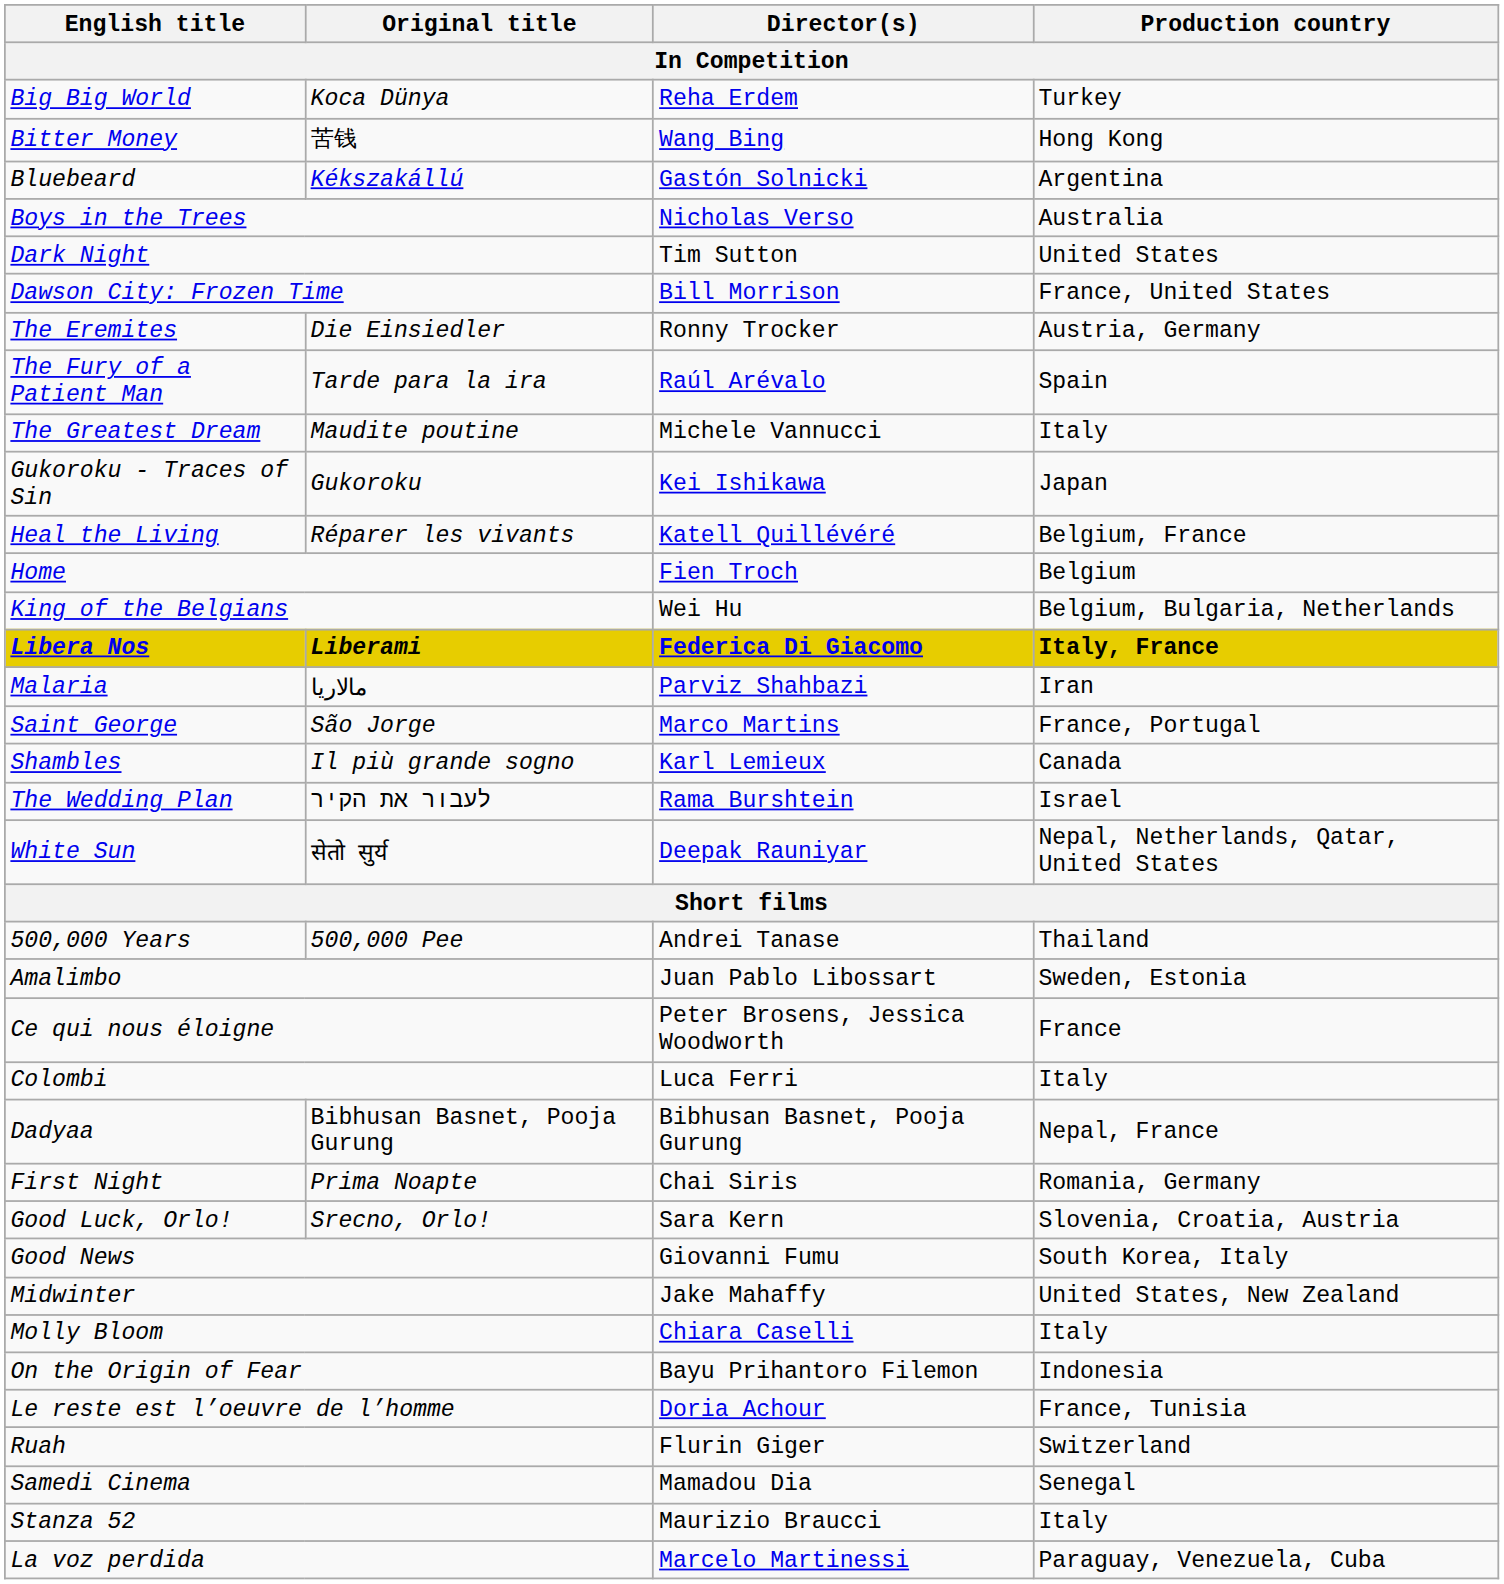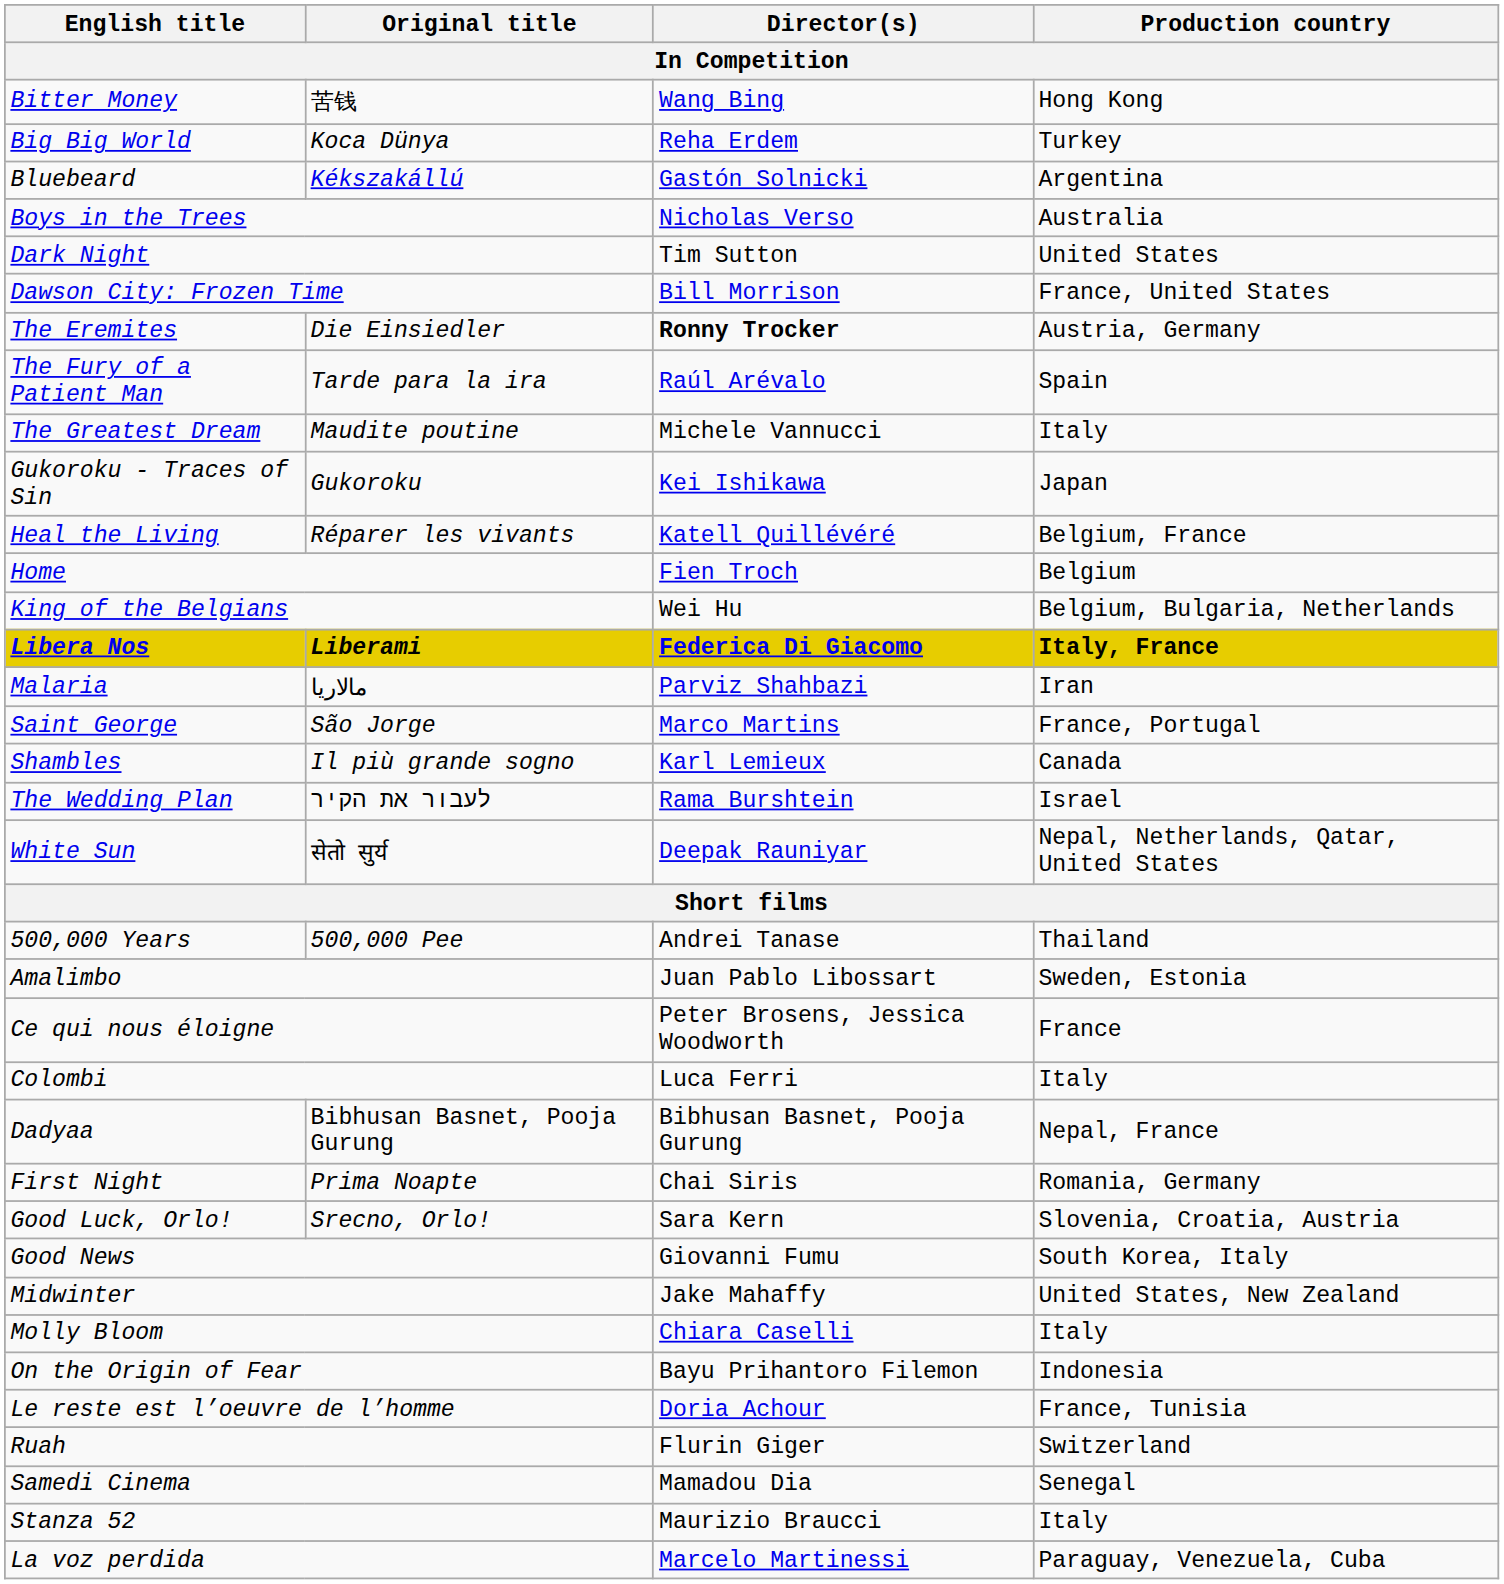rows swapped: (101, 99) <-> (94, 140)
(749, 331) normal -> (749, 331) bold
